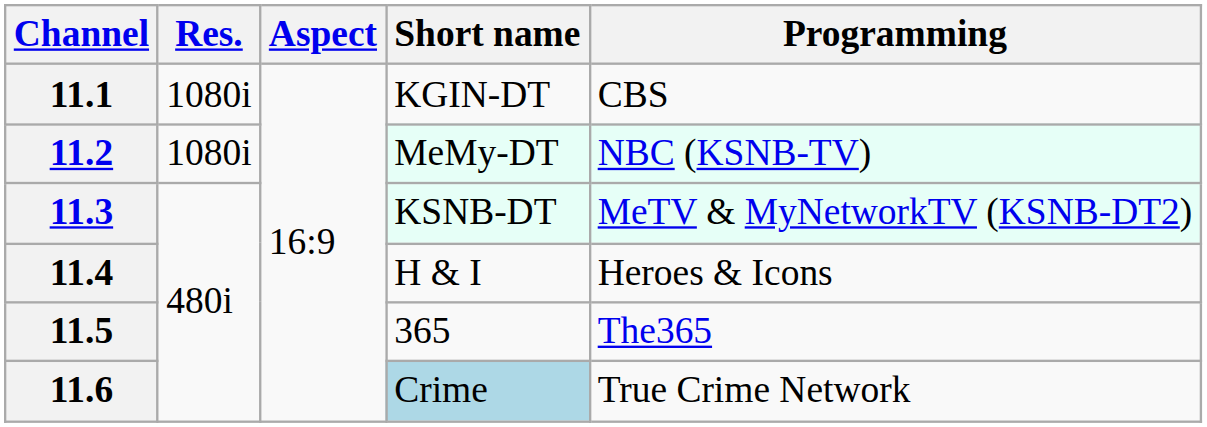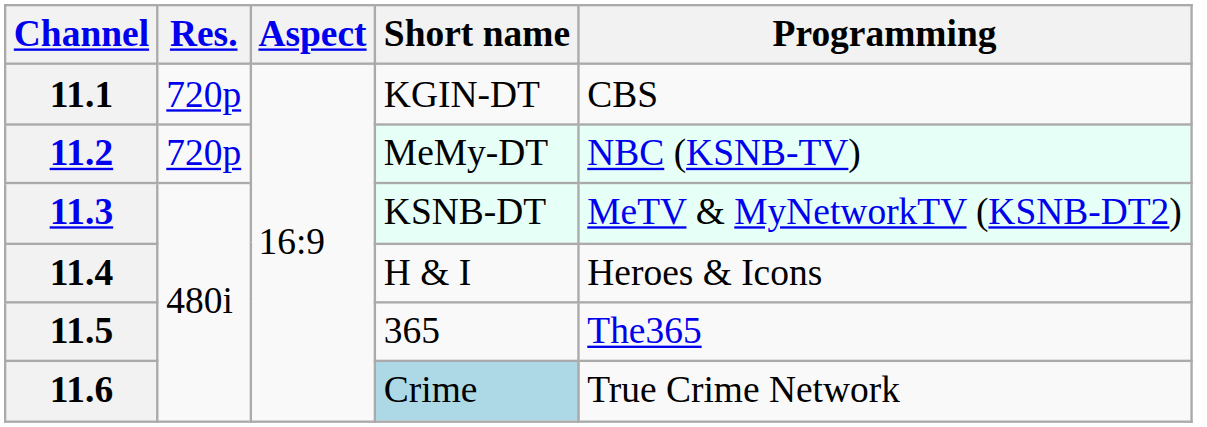(209, 93) 1080i -> (204, 93) 720p
(209, 152) 1080i -> (204, 152) 720p
